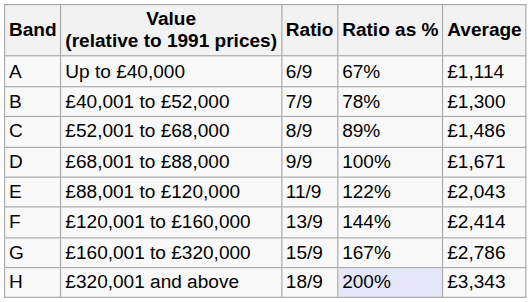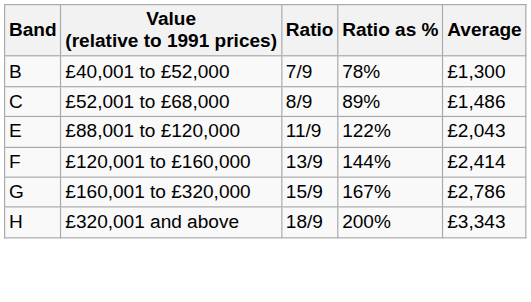- row: (125, 71)
- row: (147, 161)
(367, 282) lavender background -> (367, 222) no background
